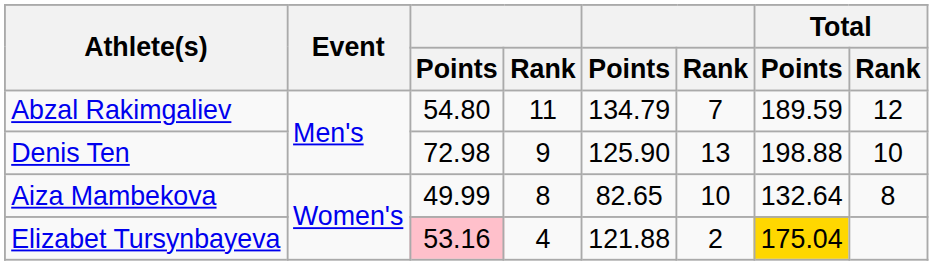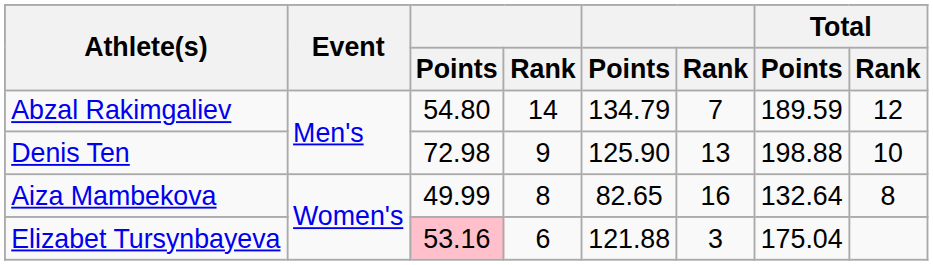(543, 111) 11 -> (543, 111) 14
(715, 196) 10 -> (715, 196) 16
(543, 238) 4 -> (543, 238) 6
(715, 238) 2 -> (715, 238) 3
(802, 238) gold background -> (802, 238) no background
